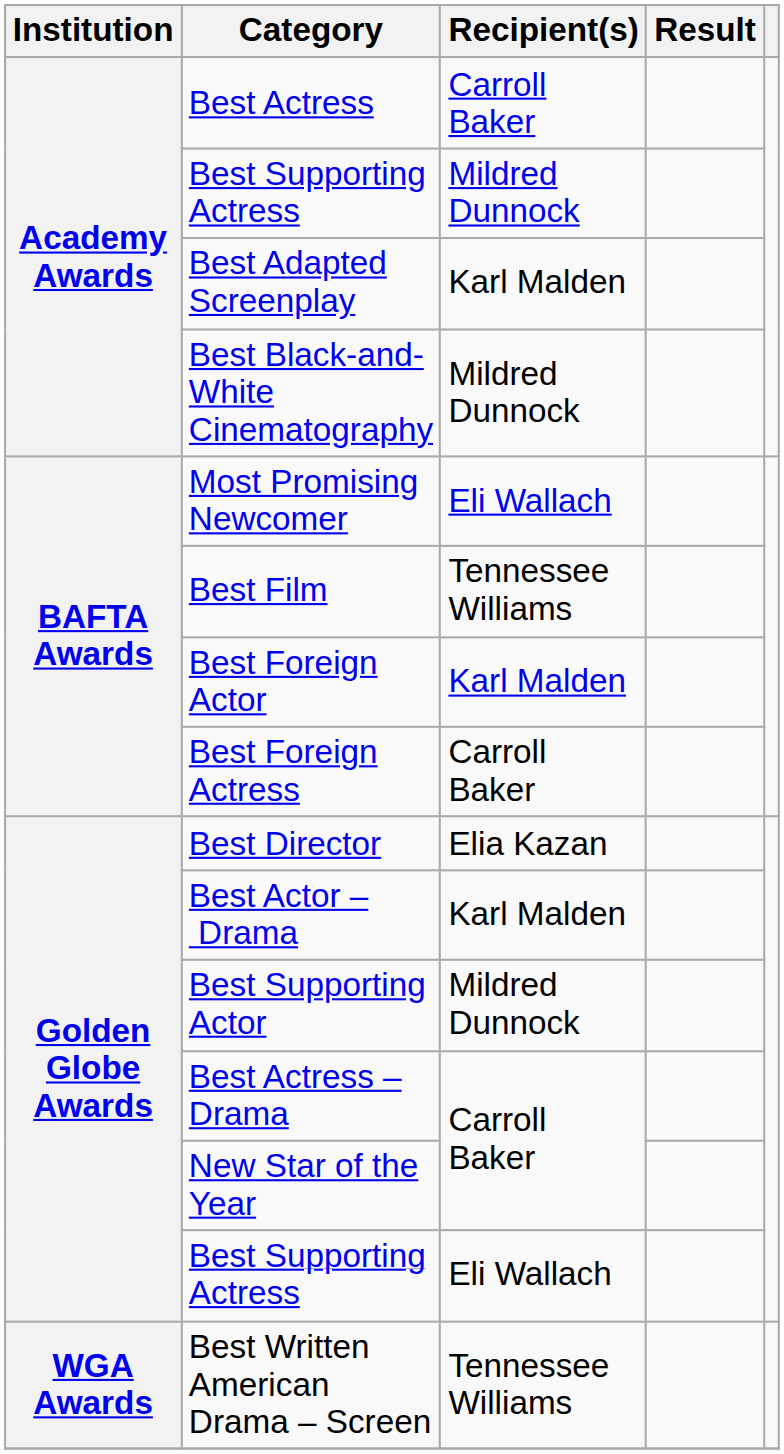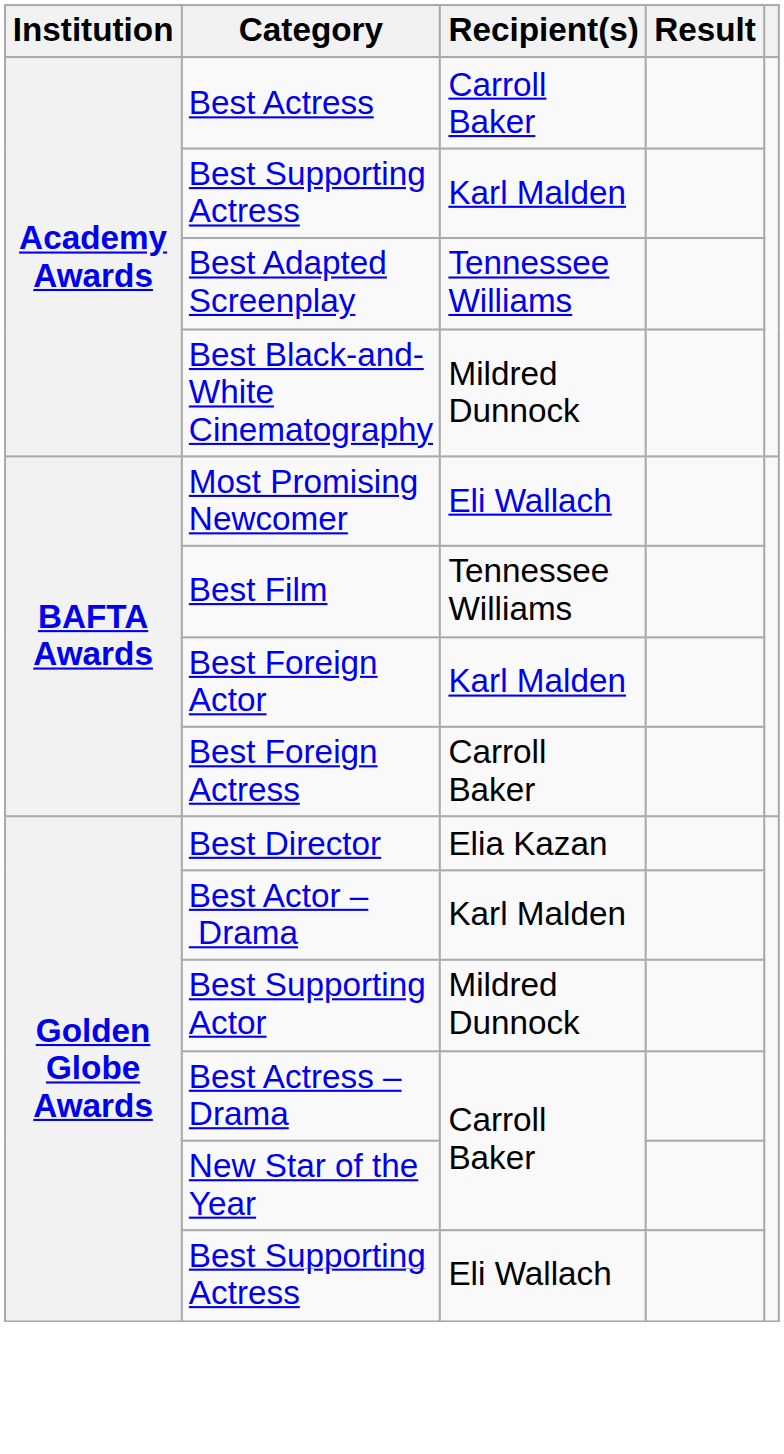(514, 192) Mildred Dunnock -> (537, 192) Karl Malden
(537, 282) Karl Malden -> (529, 282) Tennessee Williams
- row: (93, 1384)
